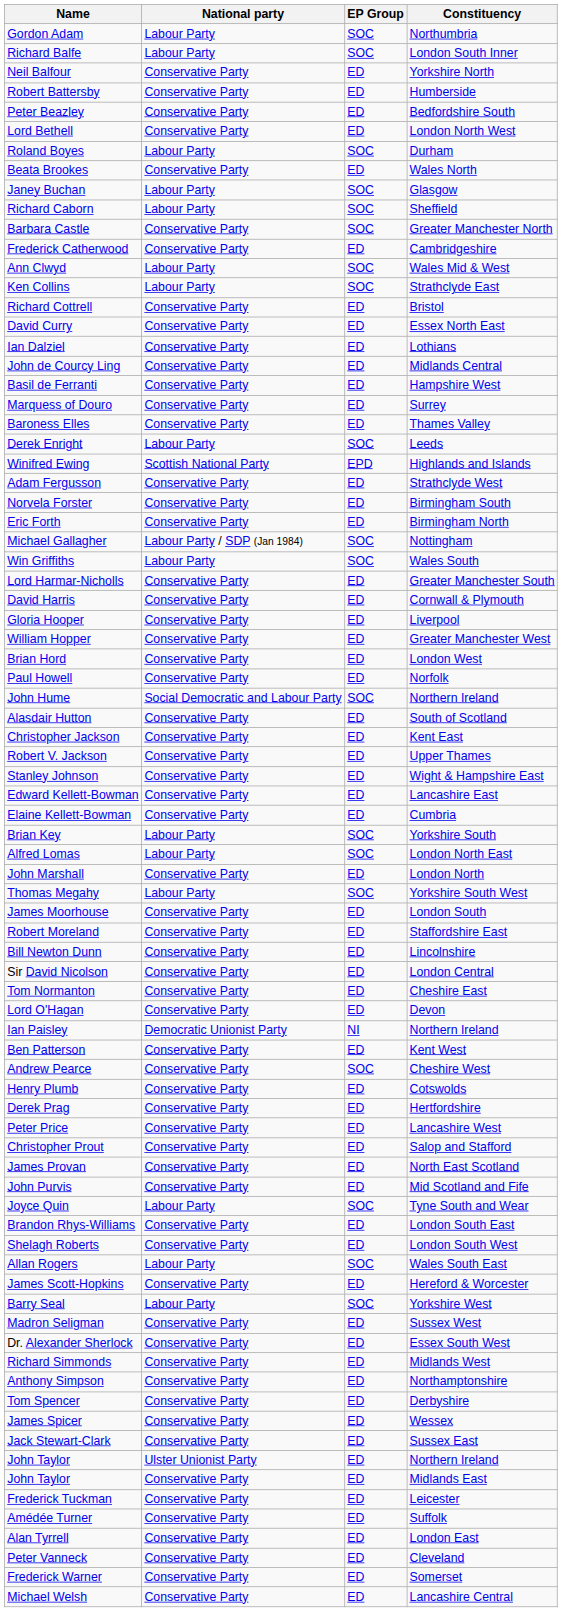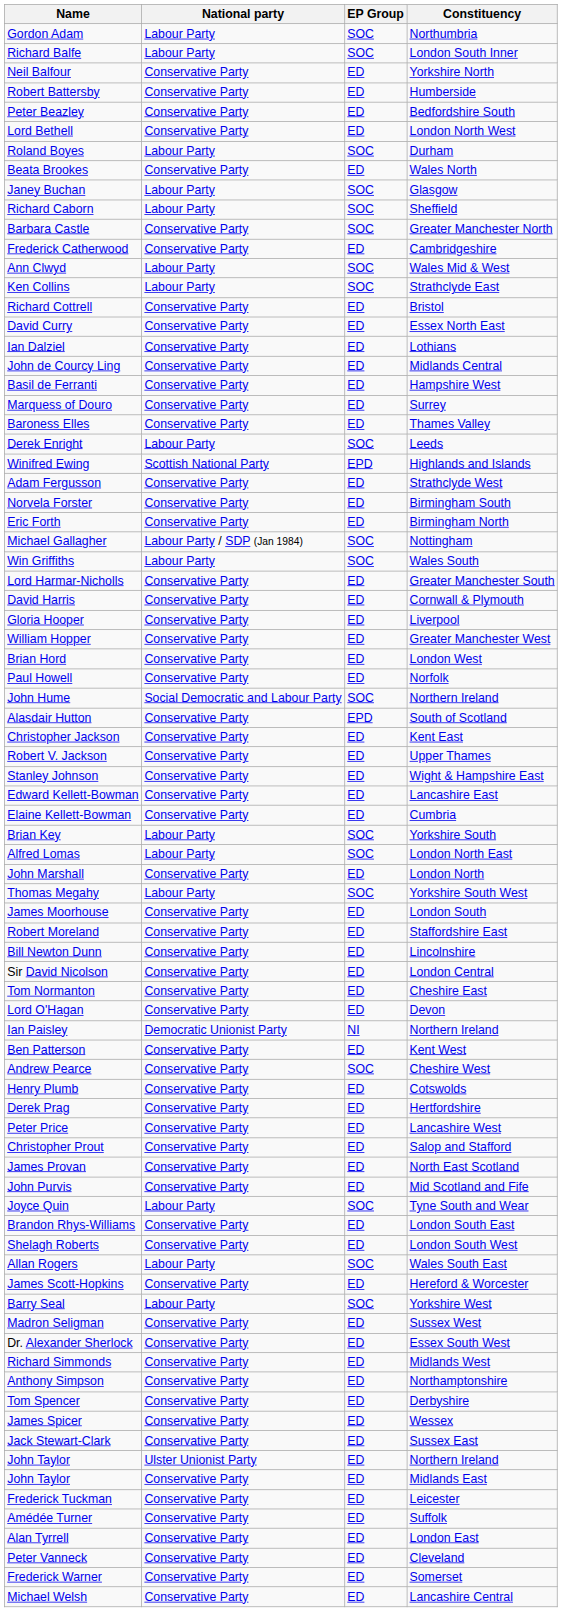(356, 717) ED -> (360, 717) EPD
